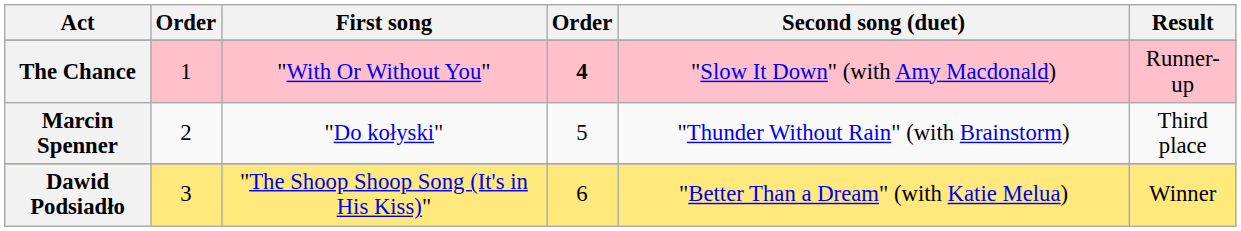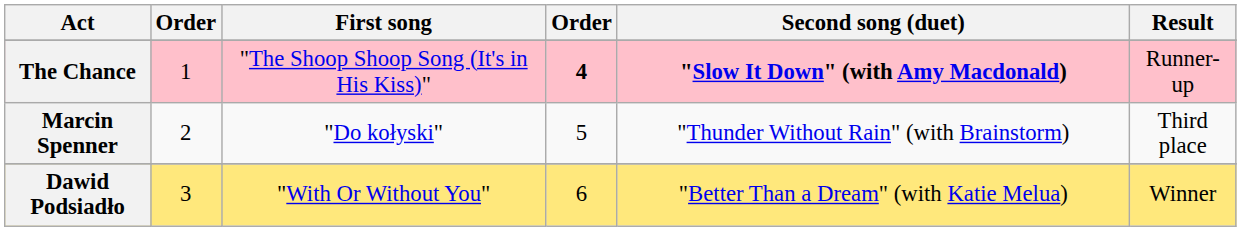(384, 71) "With Or Without You" -> (384, 71) "The Shoop Shoop Song (It's in His Kiss)"
(874, 71) normal -> (873, 71) bold
(384, 194) "The Shoop Shoop Song (It's in His Kiss)" -> (384, 194) "With Or Without You"
